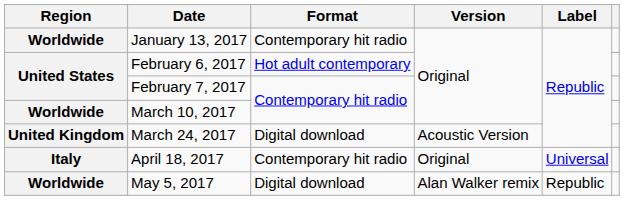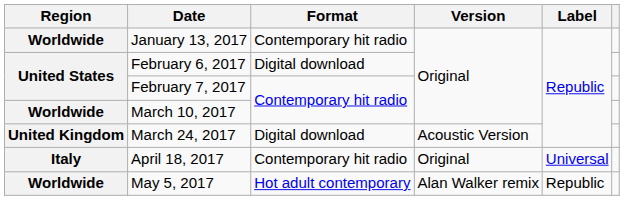(332, 64) Hot adult contemporary -> (309, 64) Digital download
(309, 183) Digital download -> (332, 183) Hot adult contemporary
